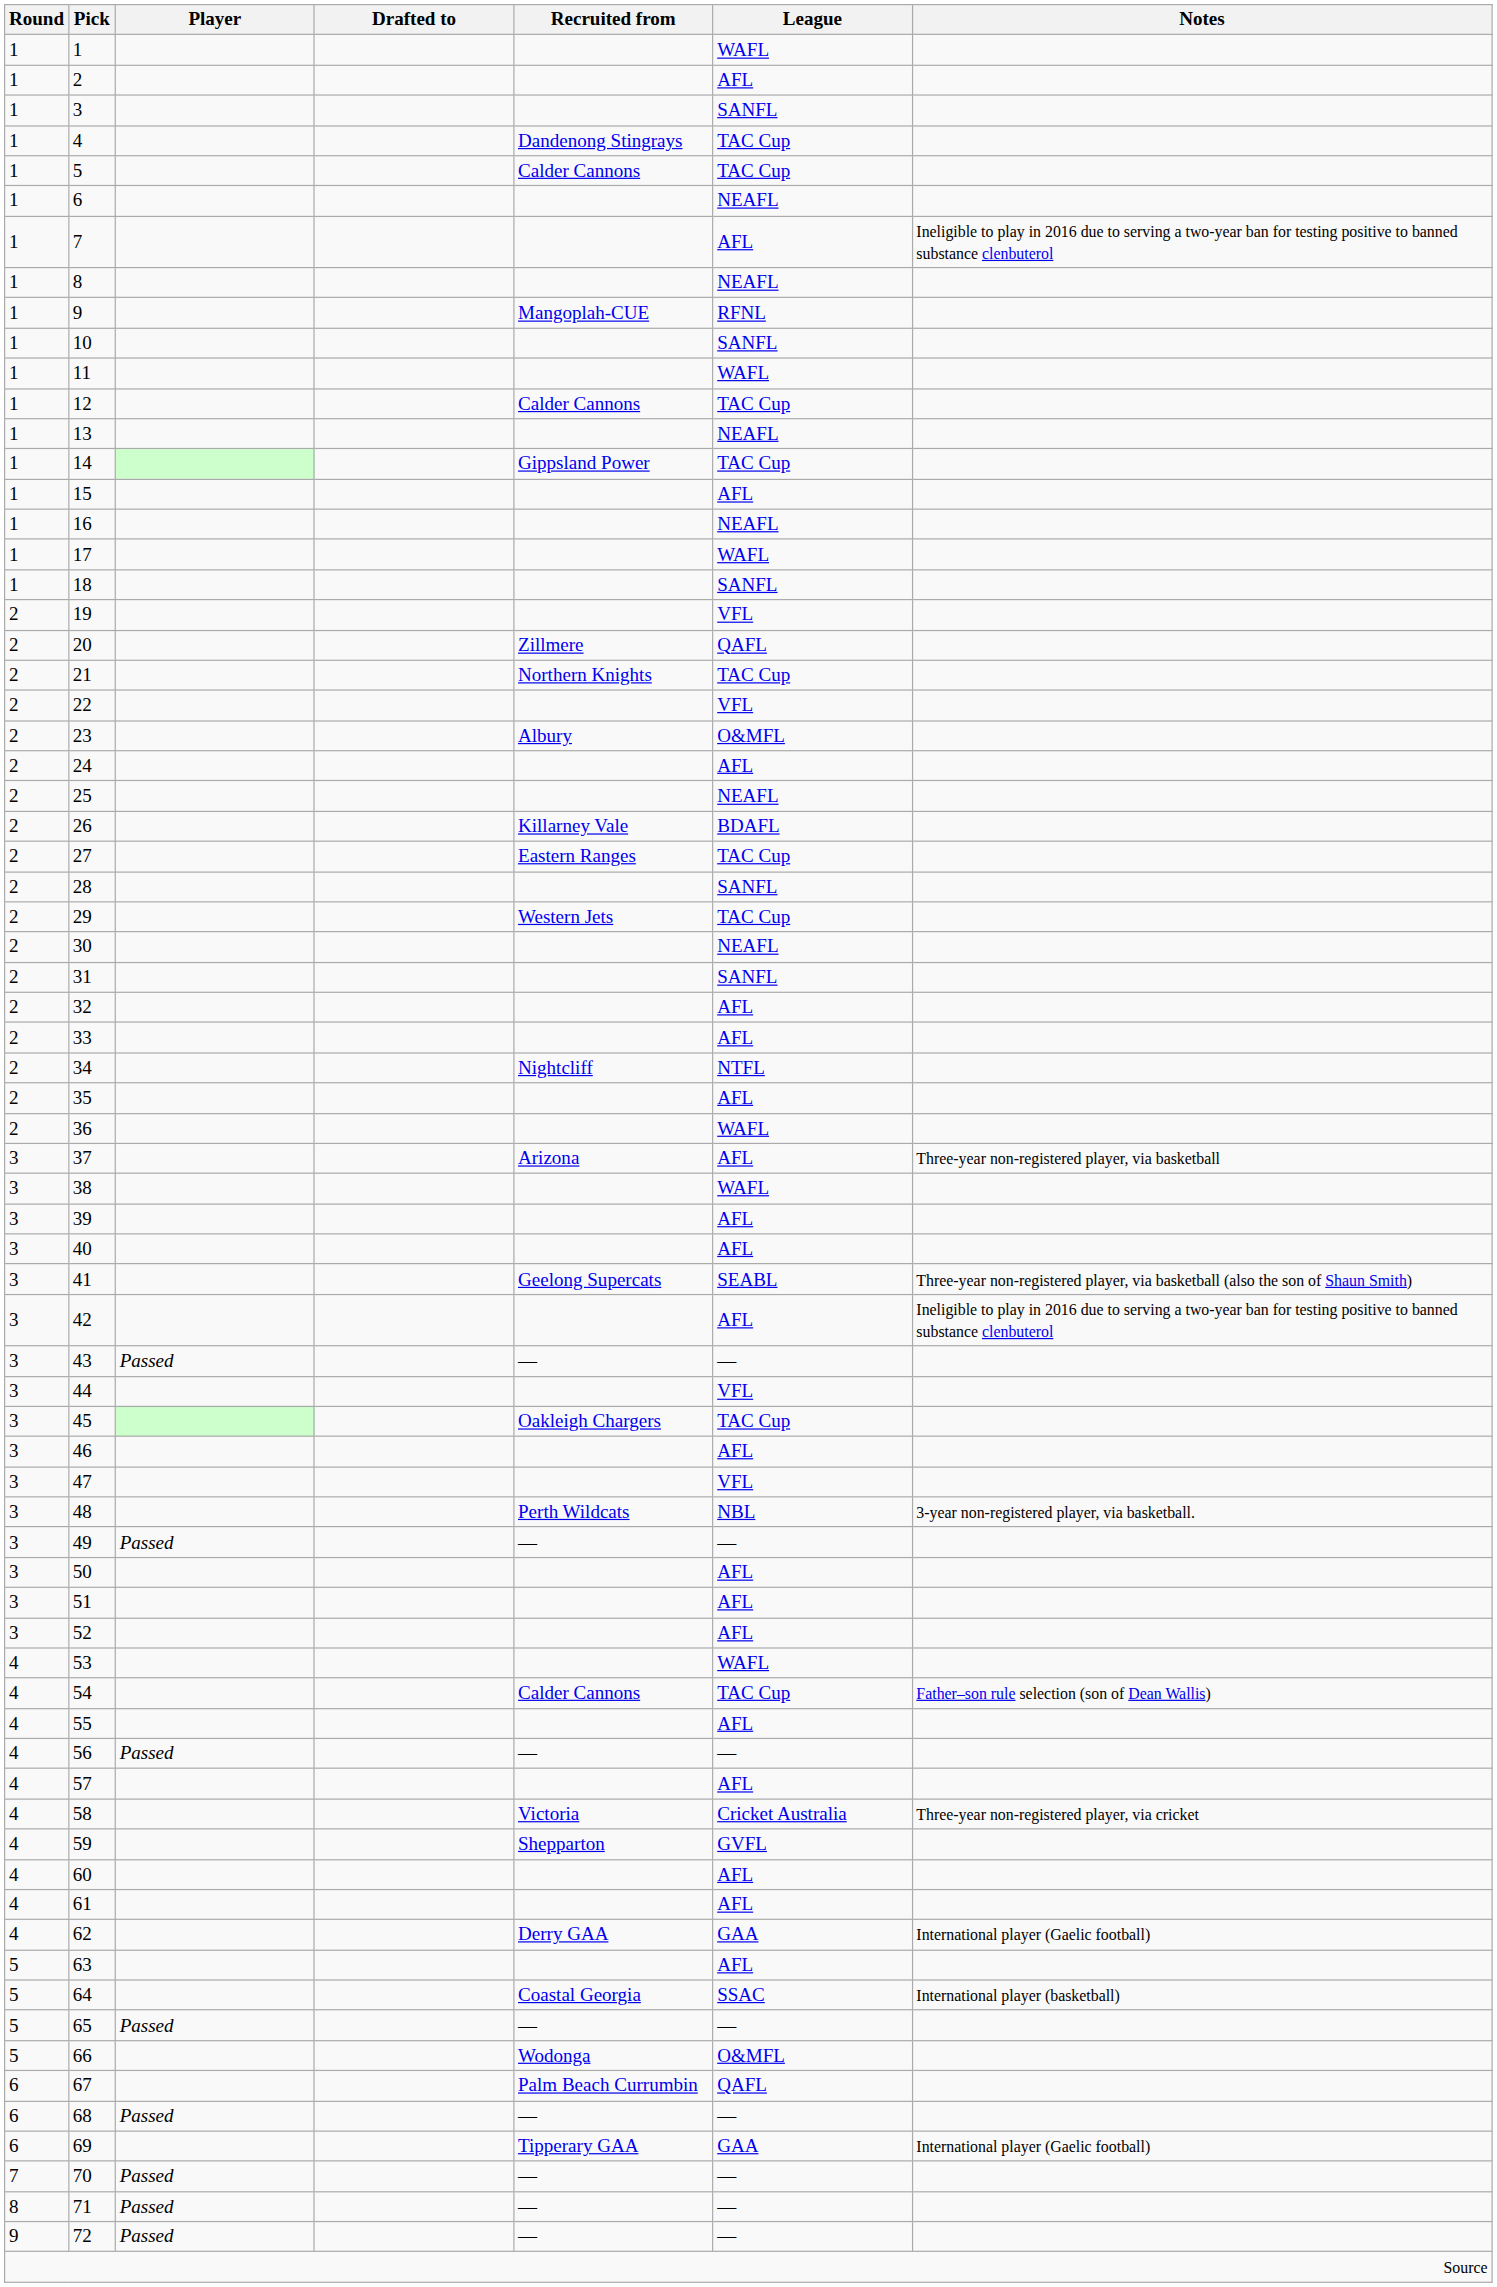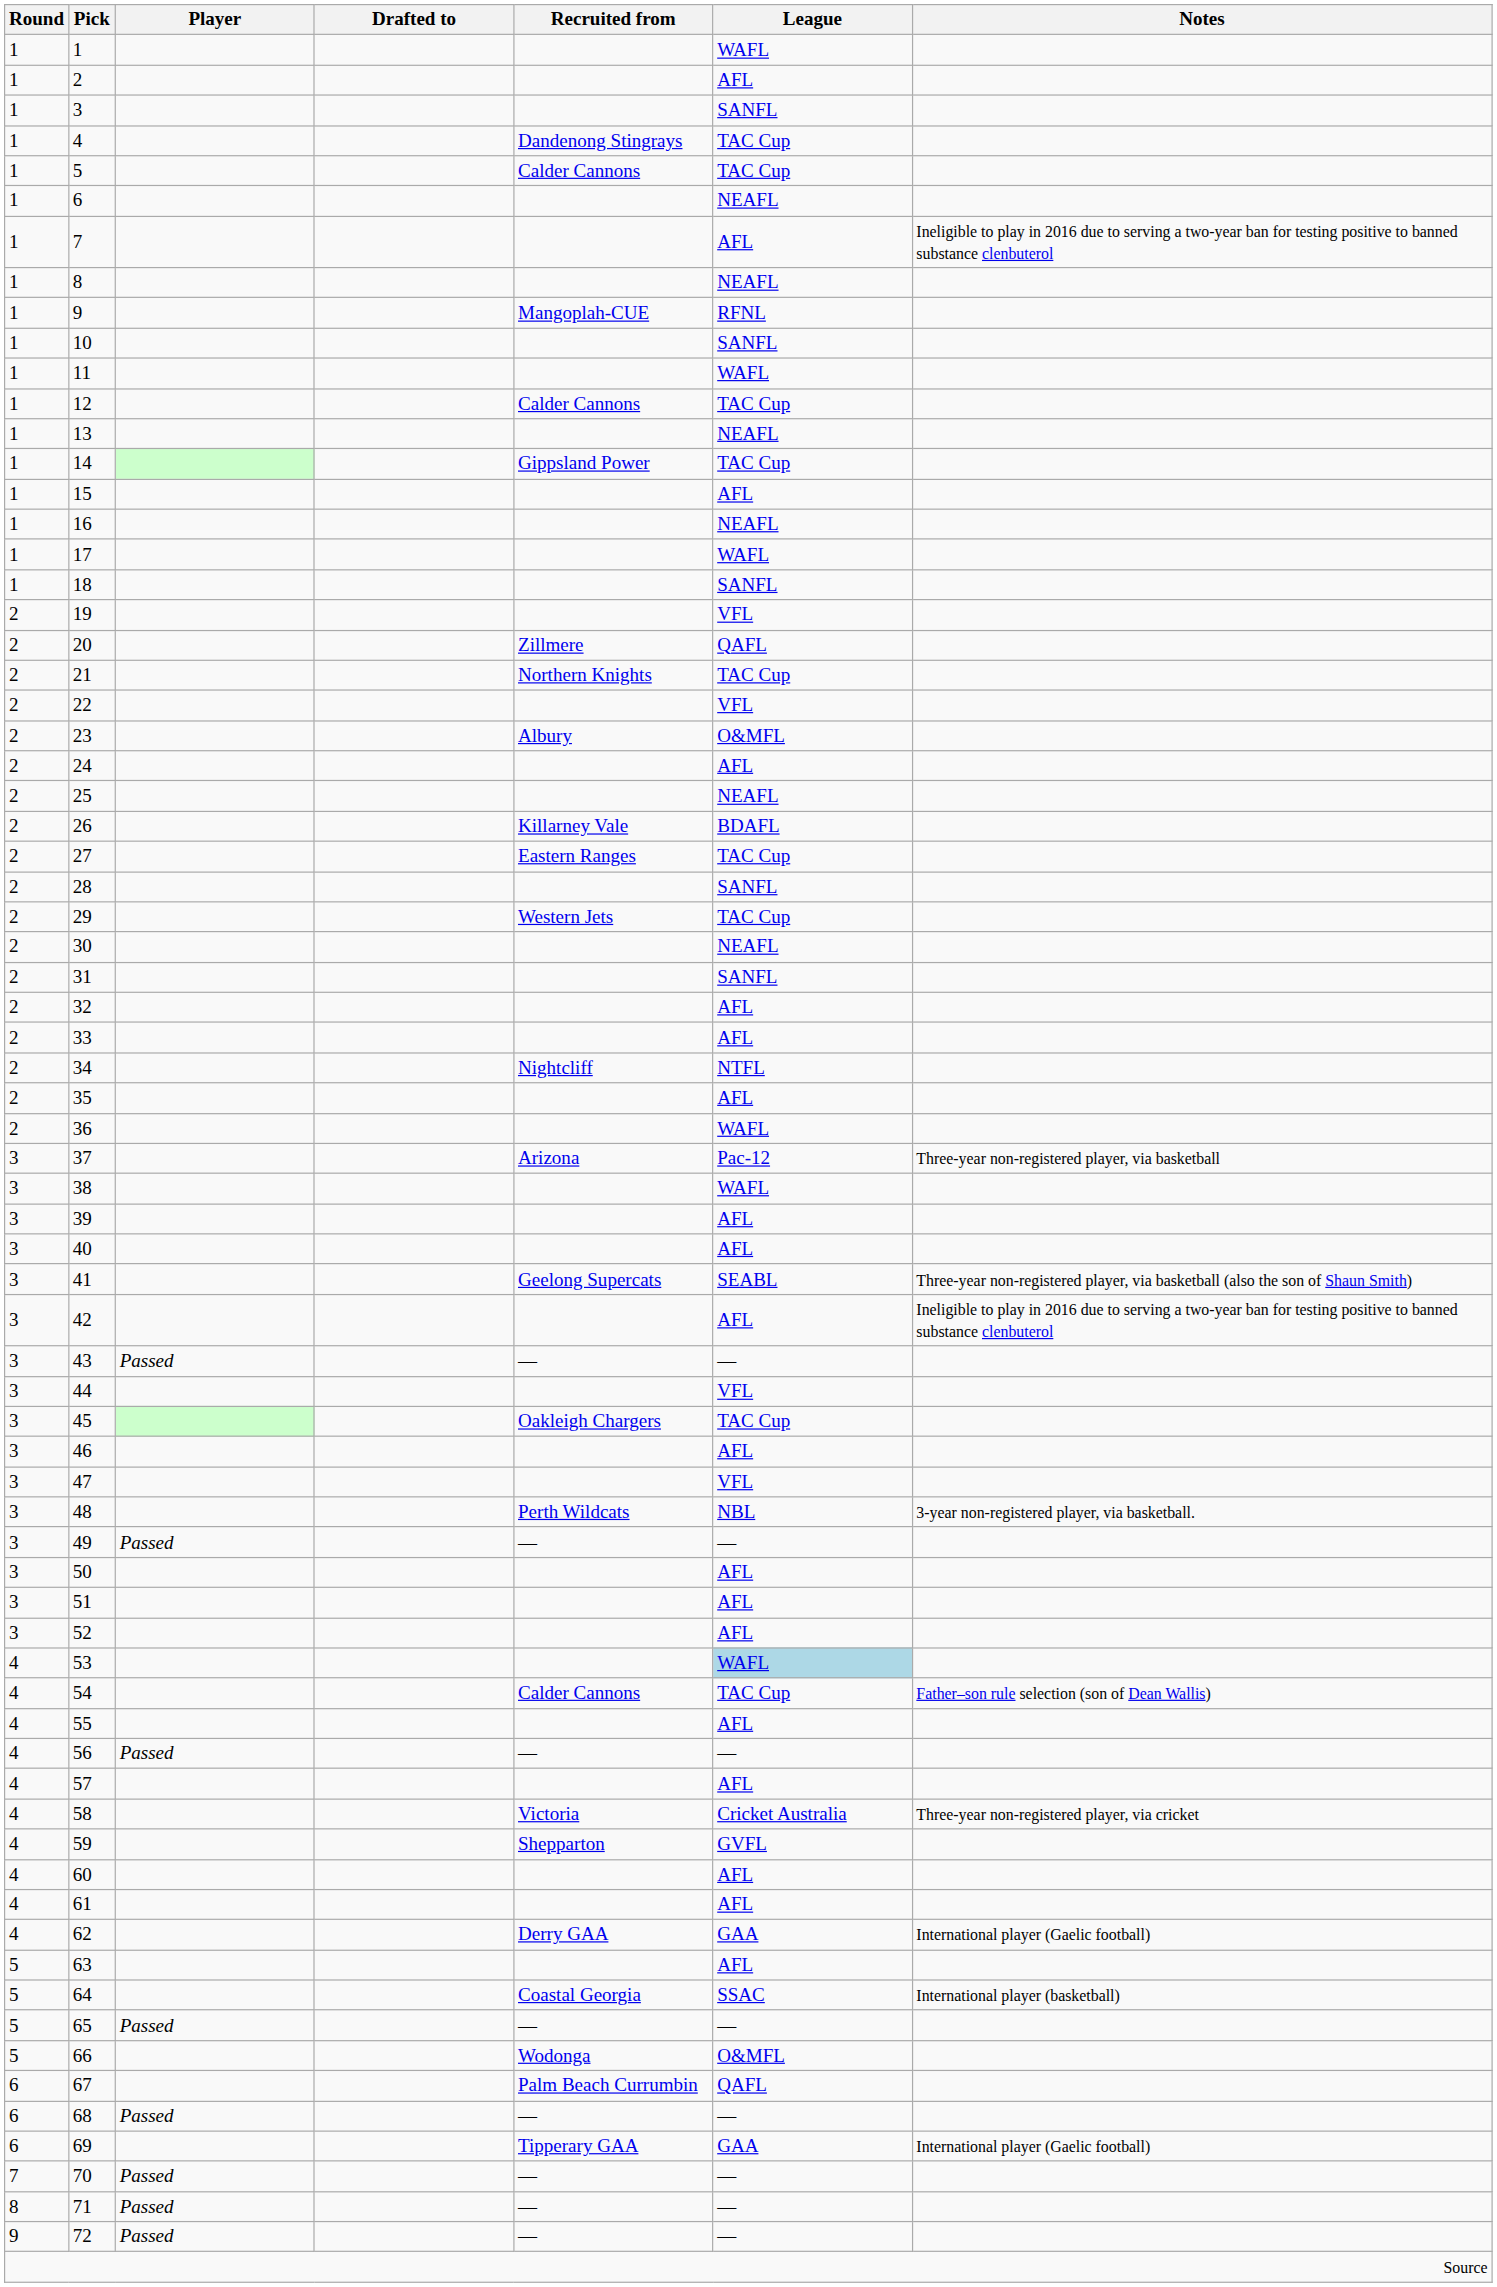(735, 1158) AFL -> (744, 1158) Pac-12
(743, 1662) no background -> (743, 1662) lightblue background
